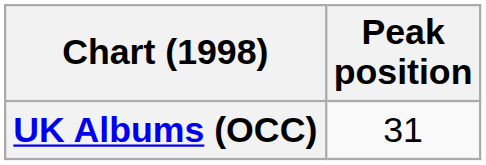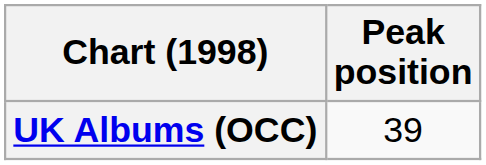(403, 129) 31 -> (403, 129) 39
